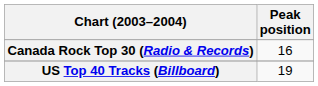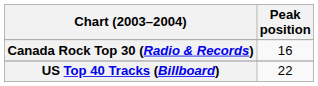(285, 71) 19 -> (285, 71) 22
